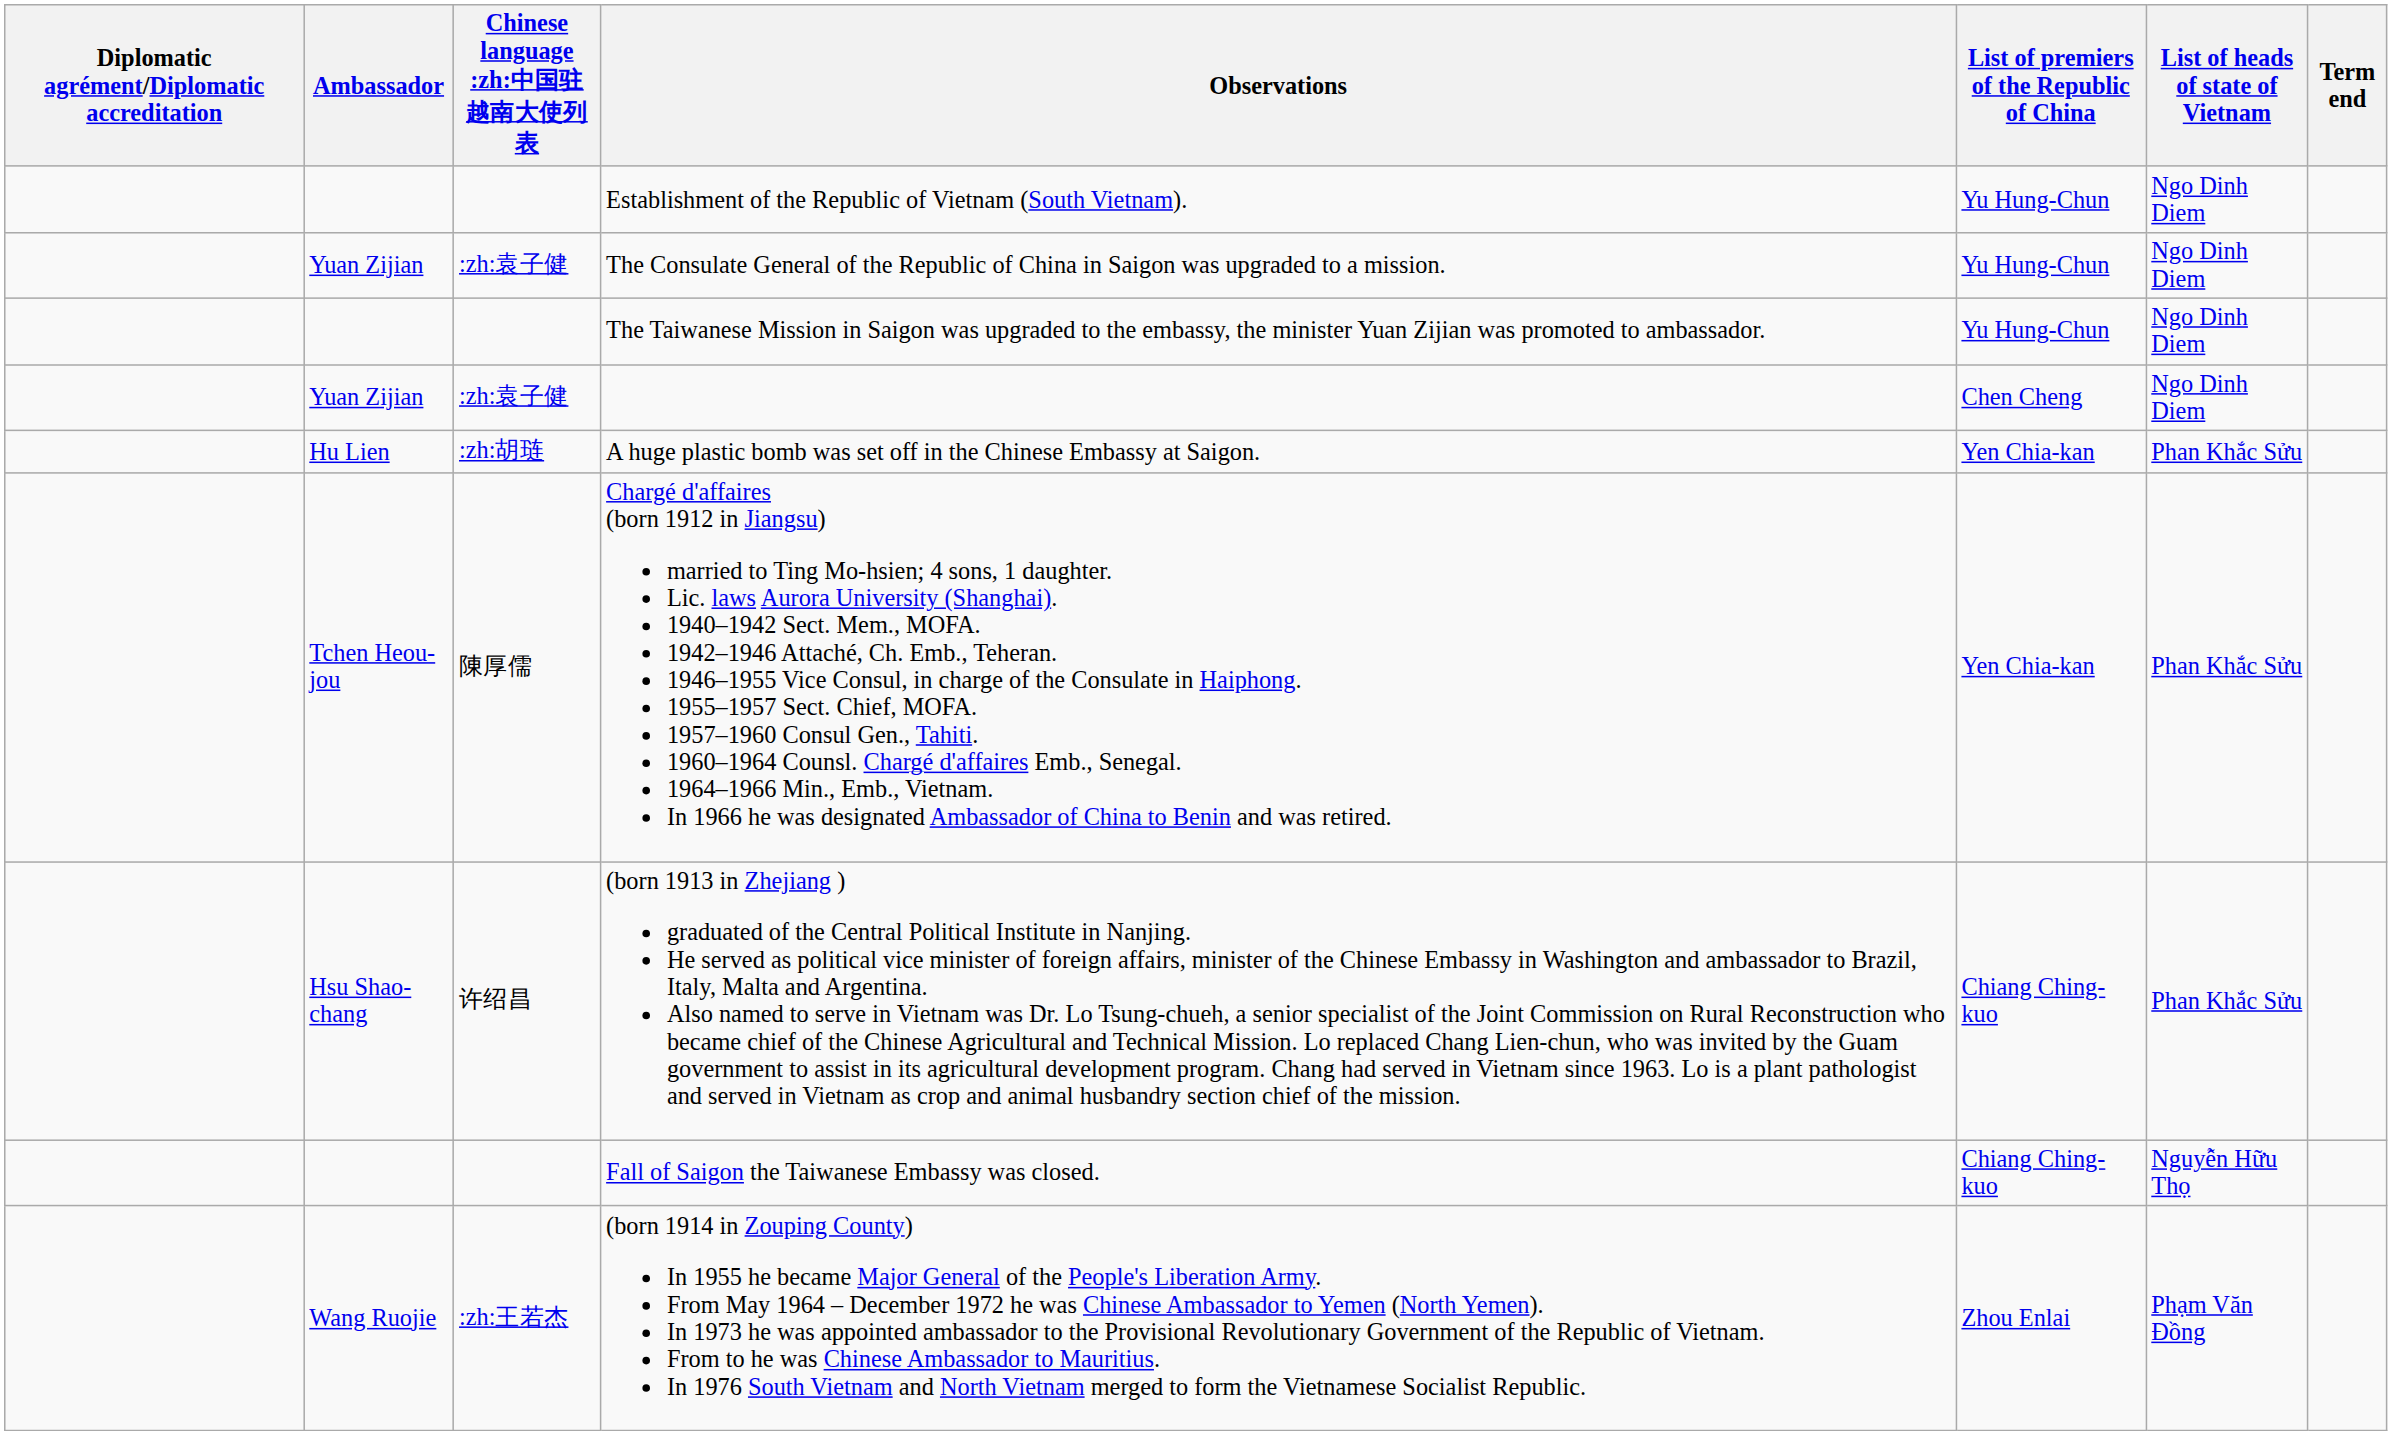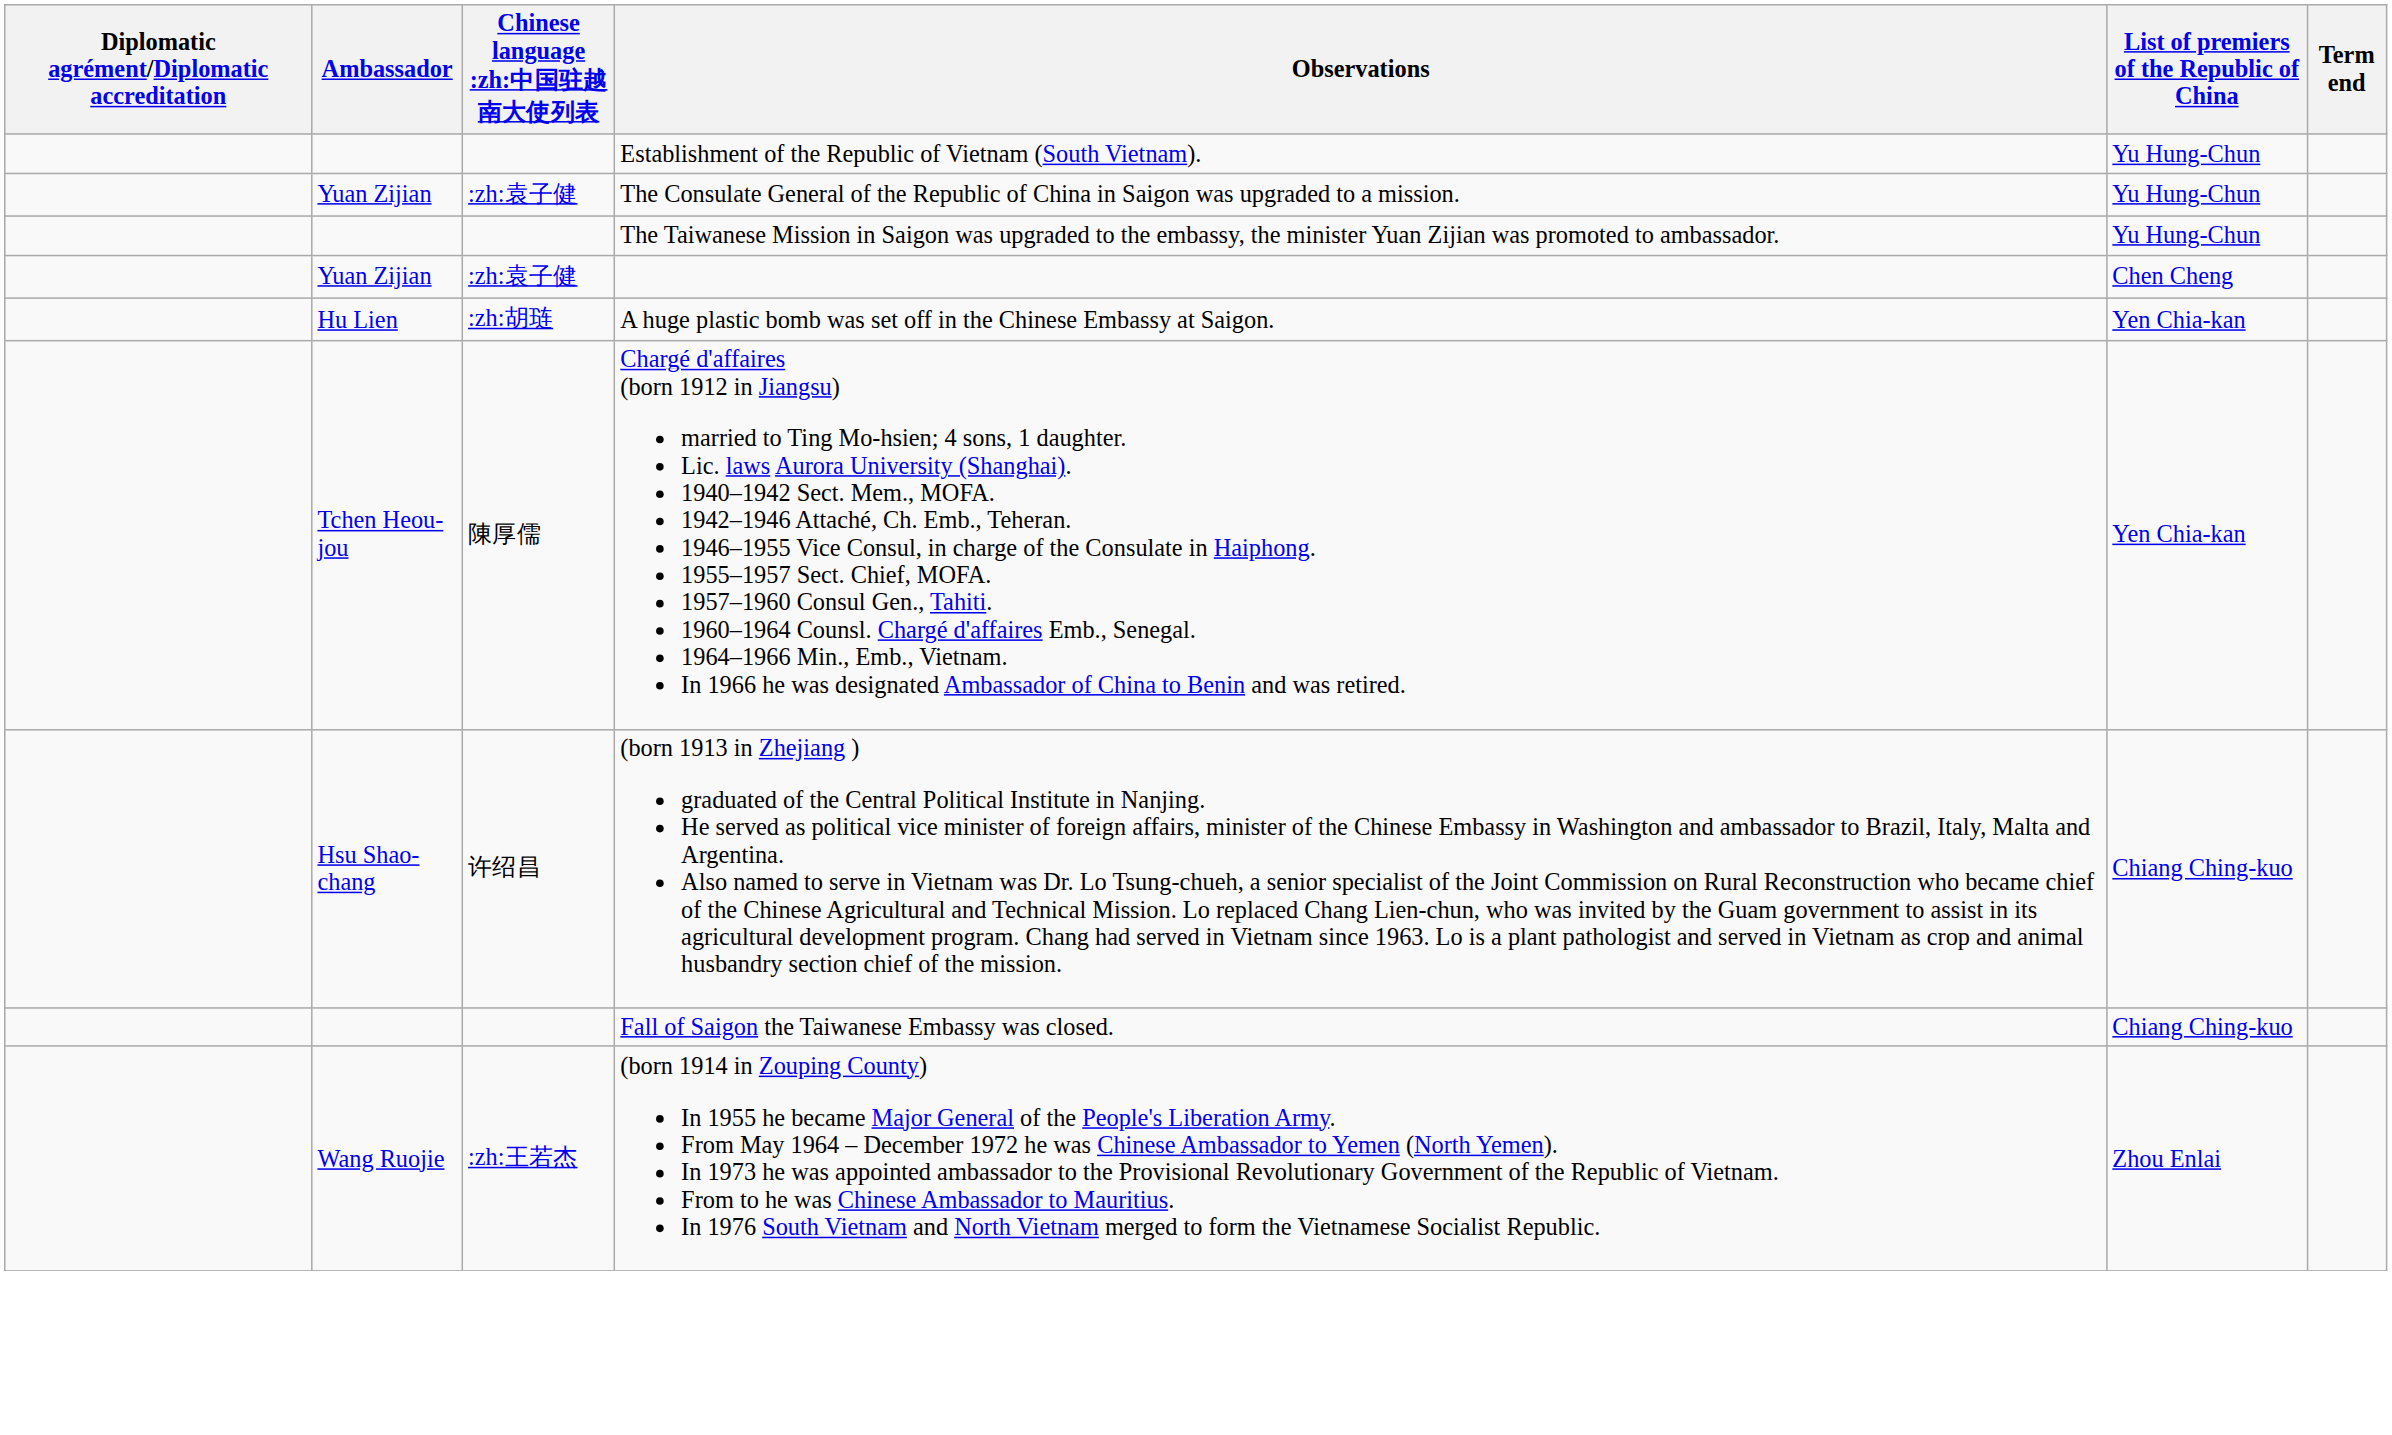- column: (2227, 85)
